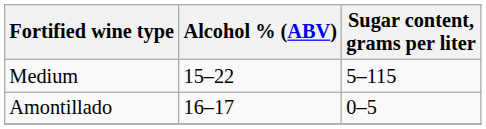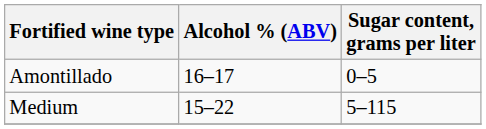rows swapped: (61, 107) <-> (44, 75)
